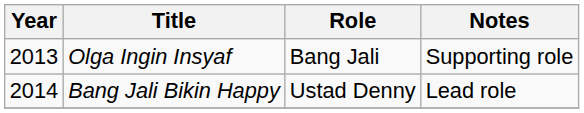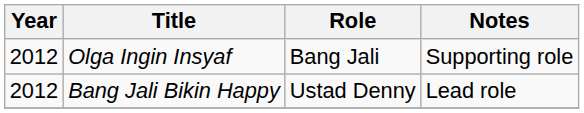(34, 56) 2013 -> (34, 56) 2012
(34, 90) 2014 -> (34, 90) 2012
